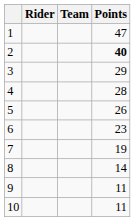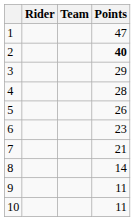(121, 149) 19 -> (121, 149) 21
